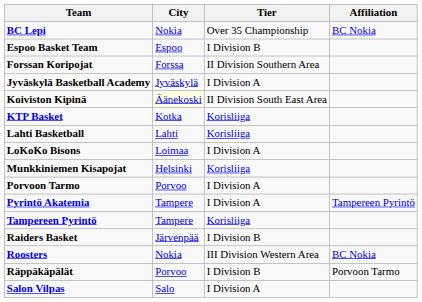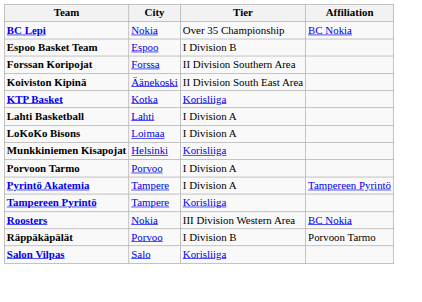- row: (78, 82)
(178, 99) lightyellow background -> (155, 82) no background
(228, 133) Korisliiga -> (210, 116) I Division A
- row: (42, 237)
(234, 289) I Division A -> (205, 254) Korisliiga
